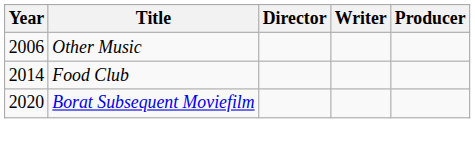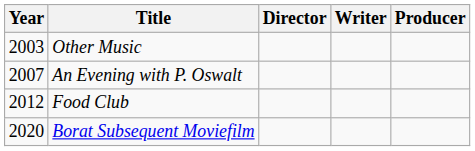(26, 46) 2006 -> (26, 46) 2003
+ row: (147, 74)
(26, 74) 2014 -> (26, 103) 2012
